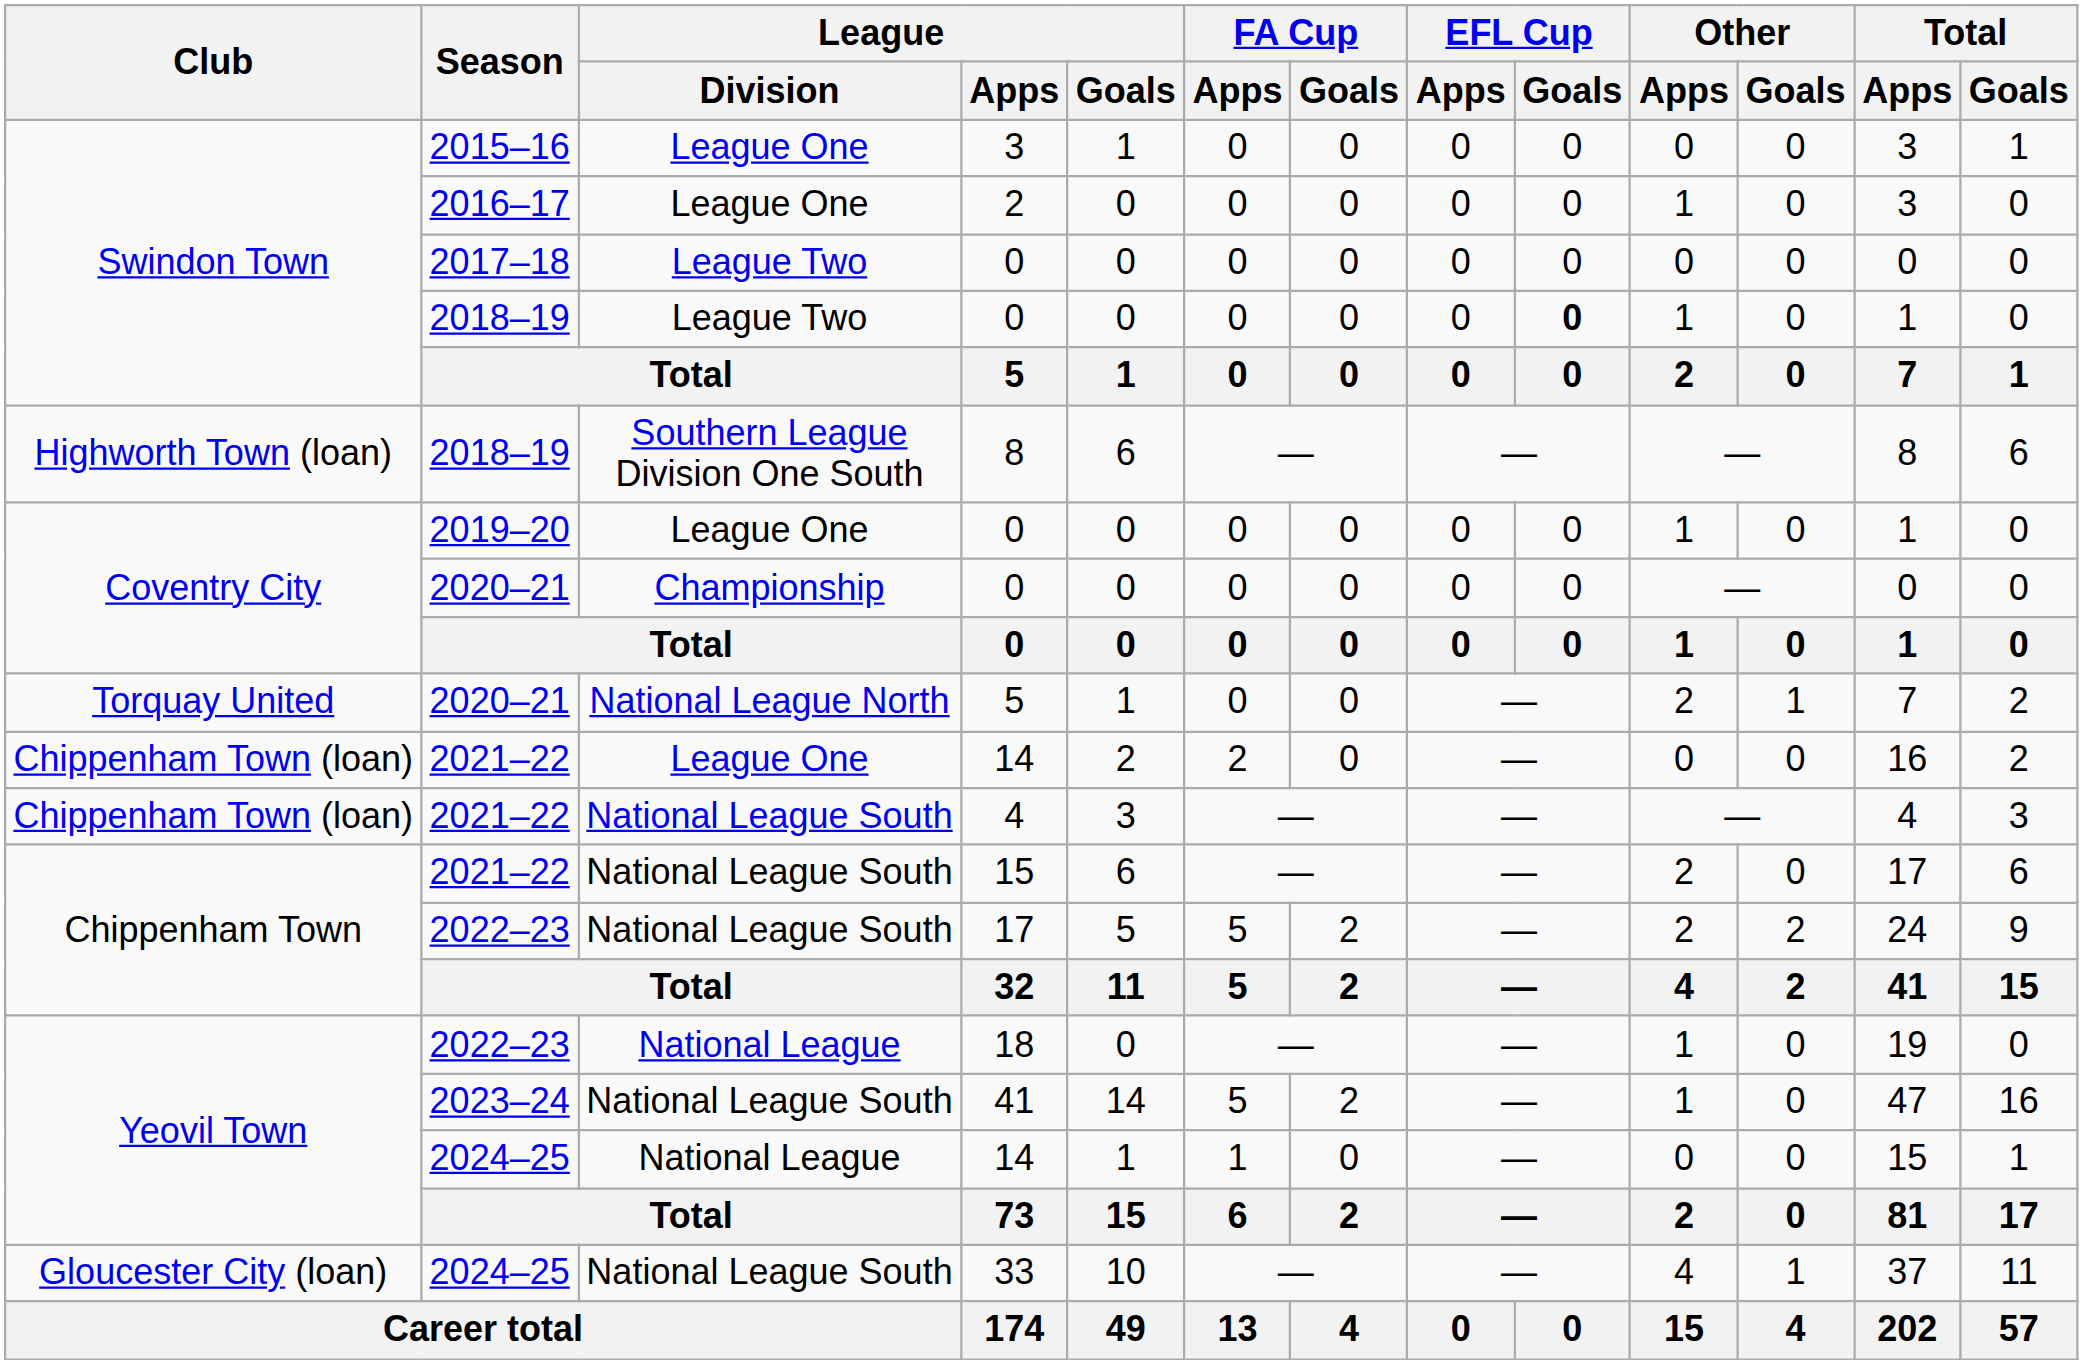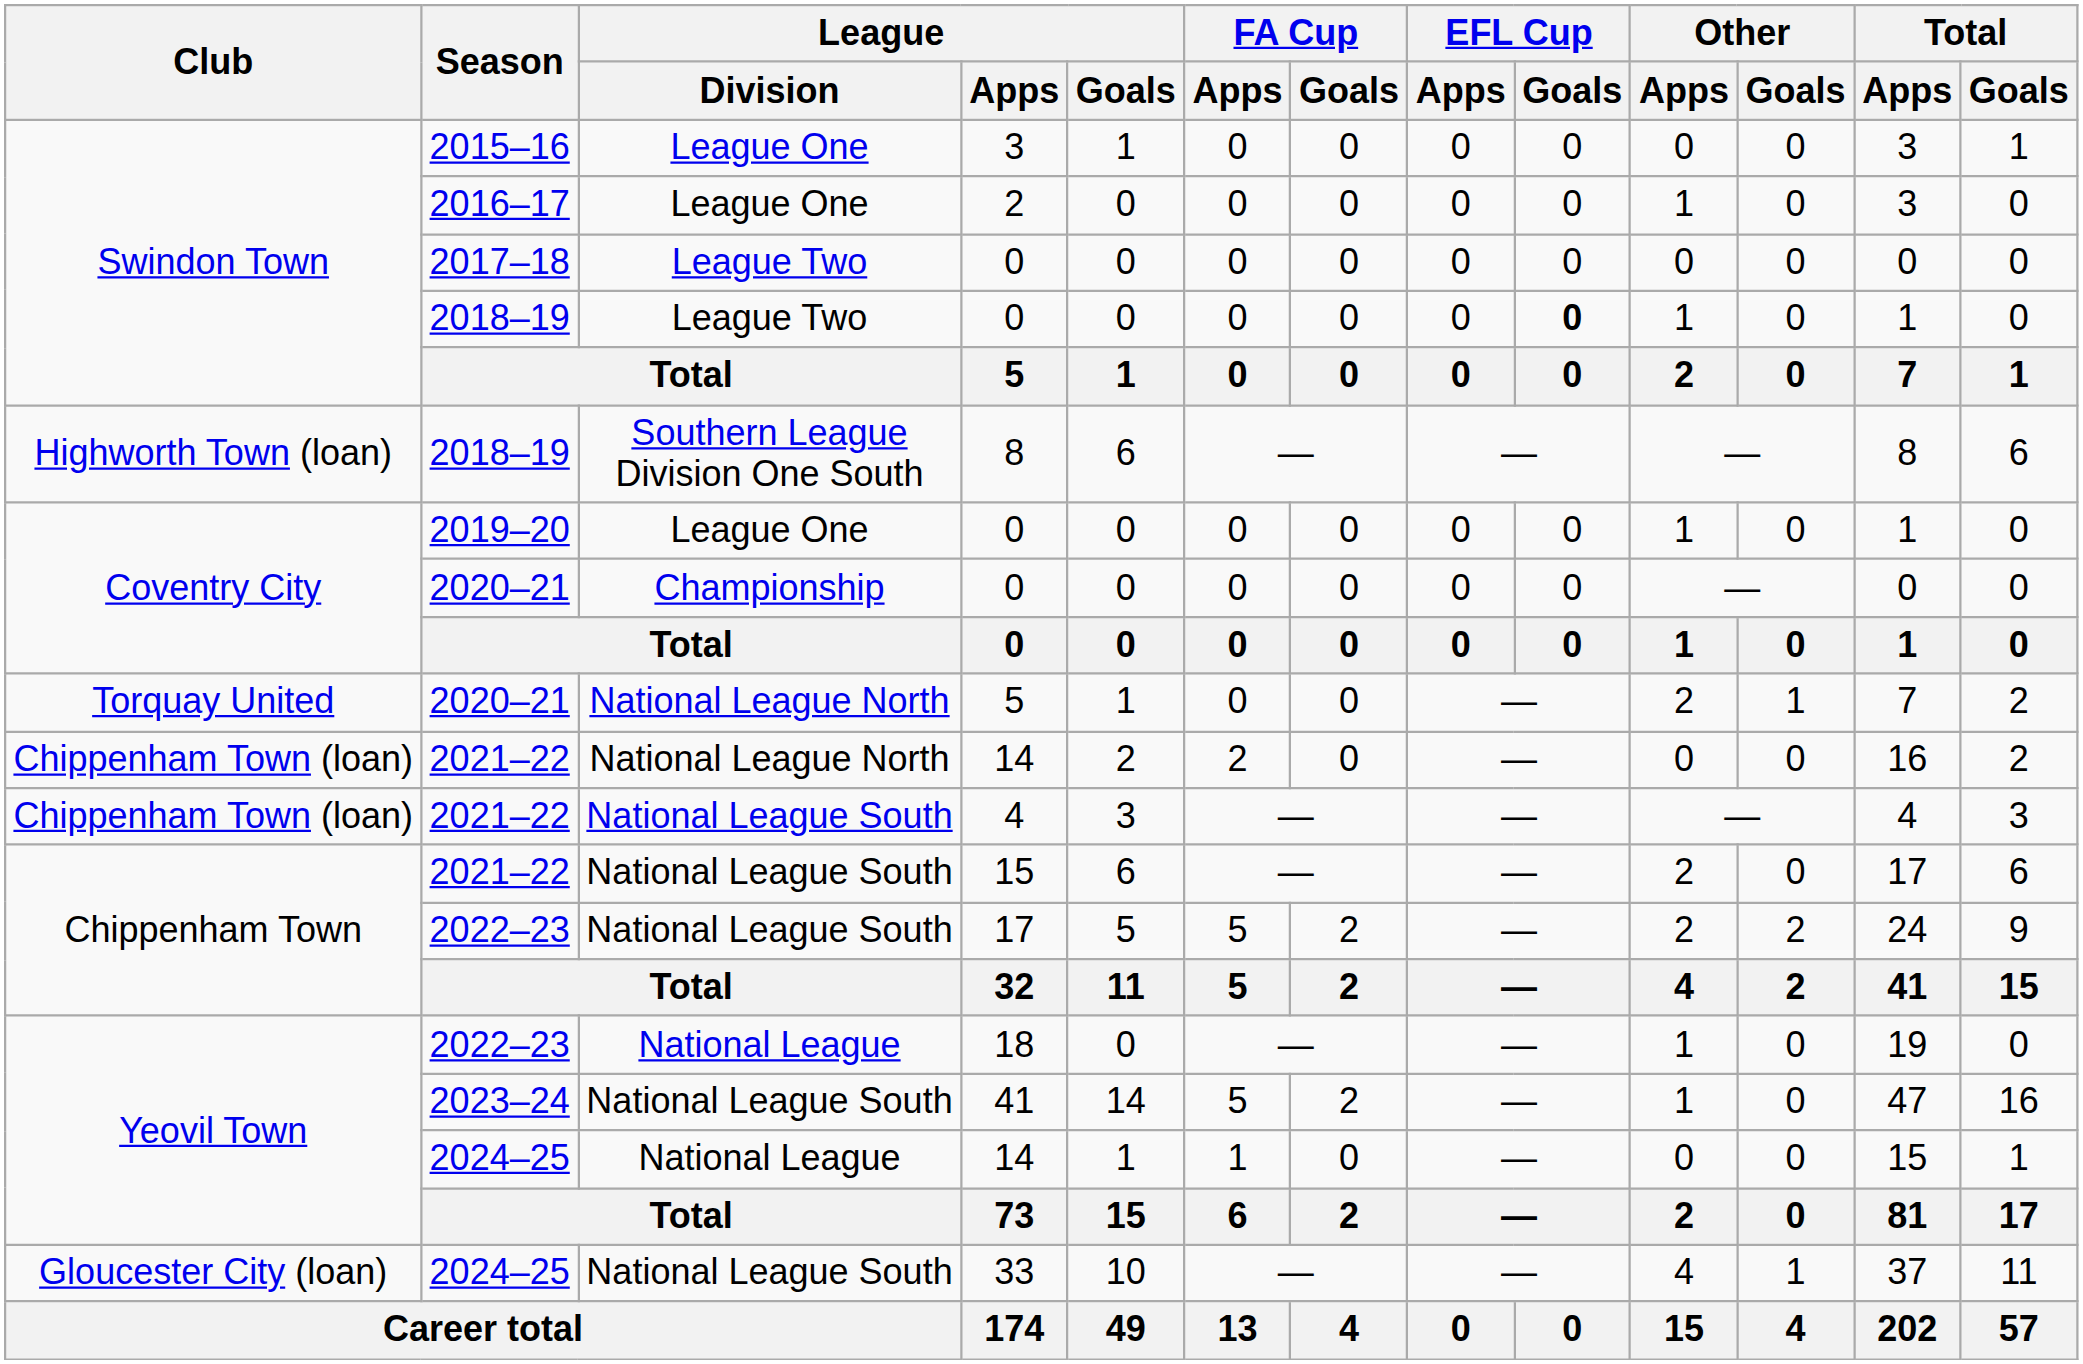(770, 758) League One -> (770, 758) National League North
